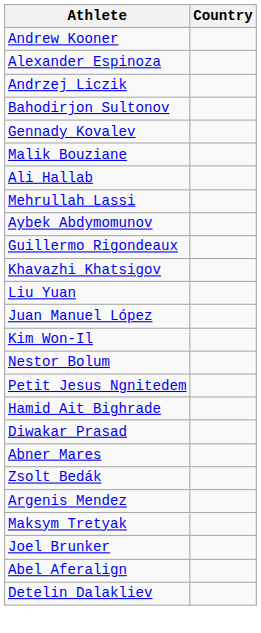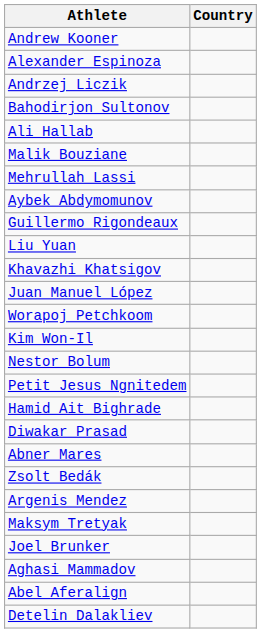- row: (72, 132)
rows swapped: (67, 155) <-> (50, 178)
rows swapped: (42, 293) <-> (84, 270)
+ row: (80, 316)
+ row: (72, 570)
